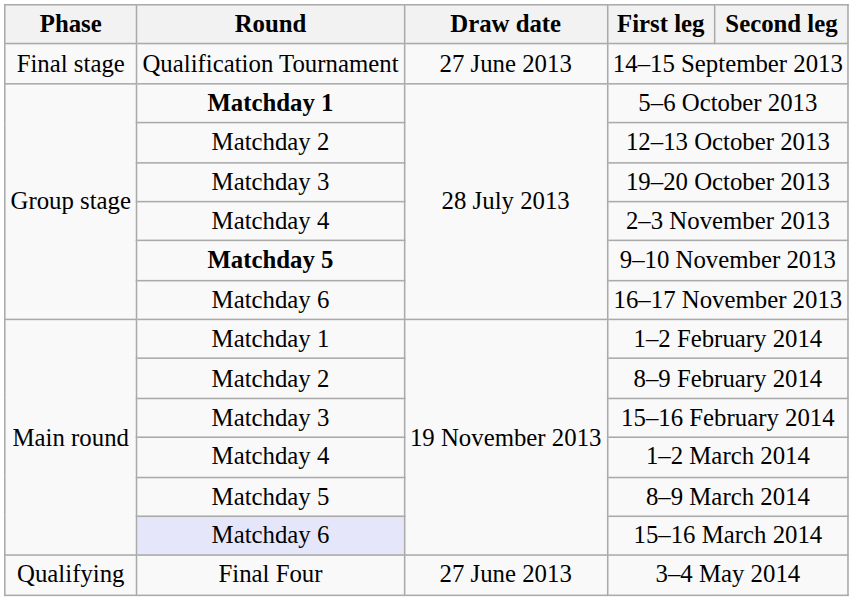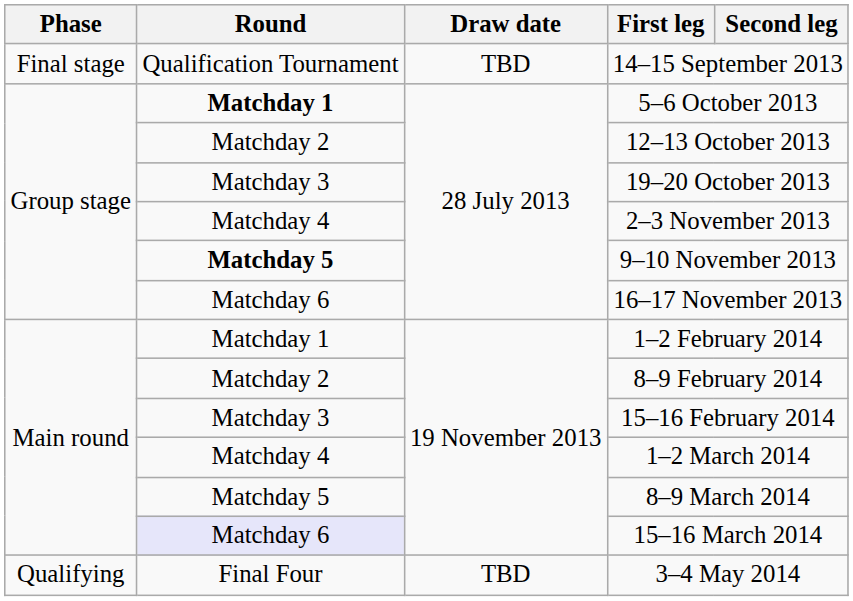(506, 63) 27 June 2013 -> (506, 63) TBD
(506, 574) 27 June 2013 -> (506, 574) TBD
